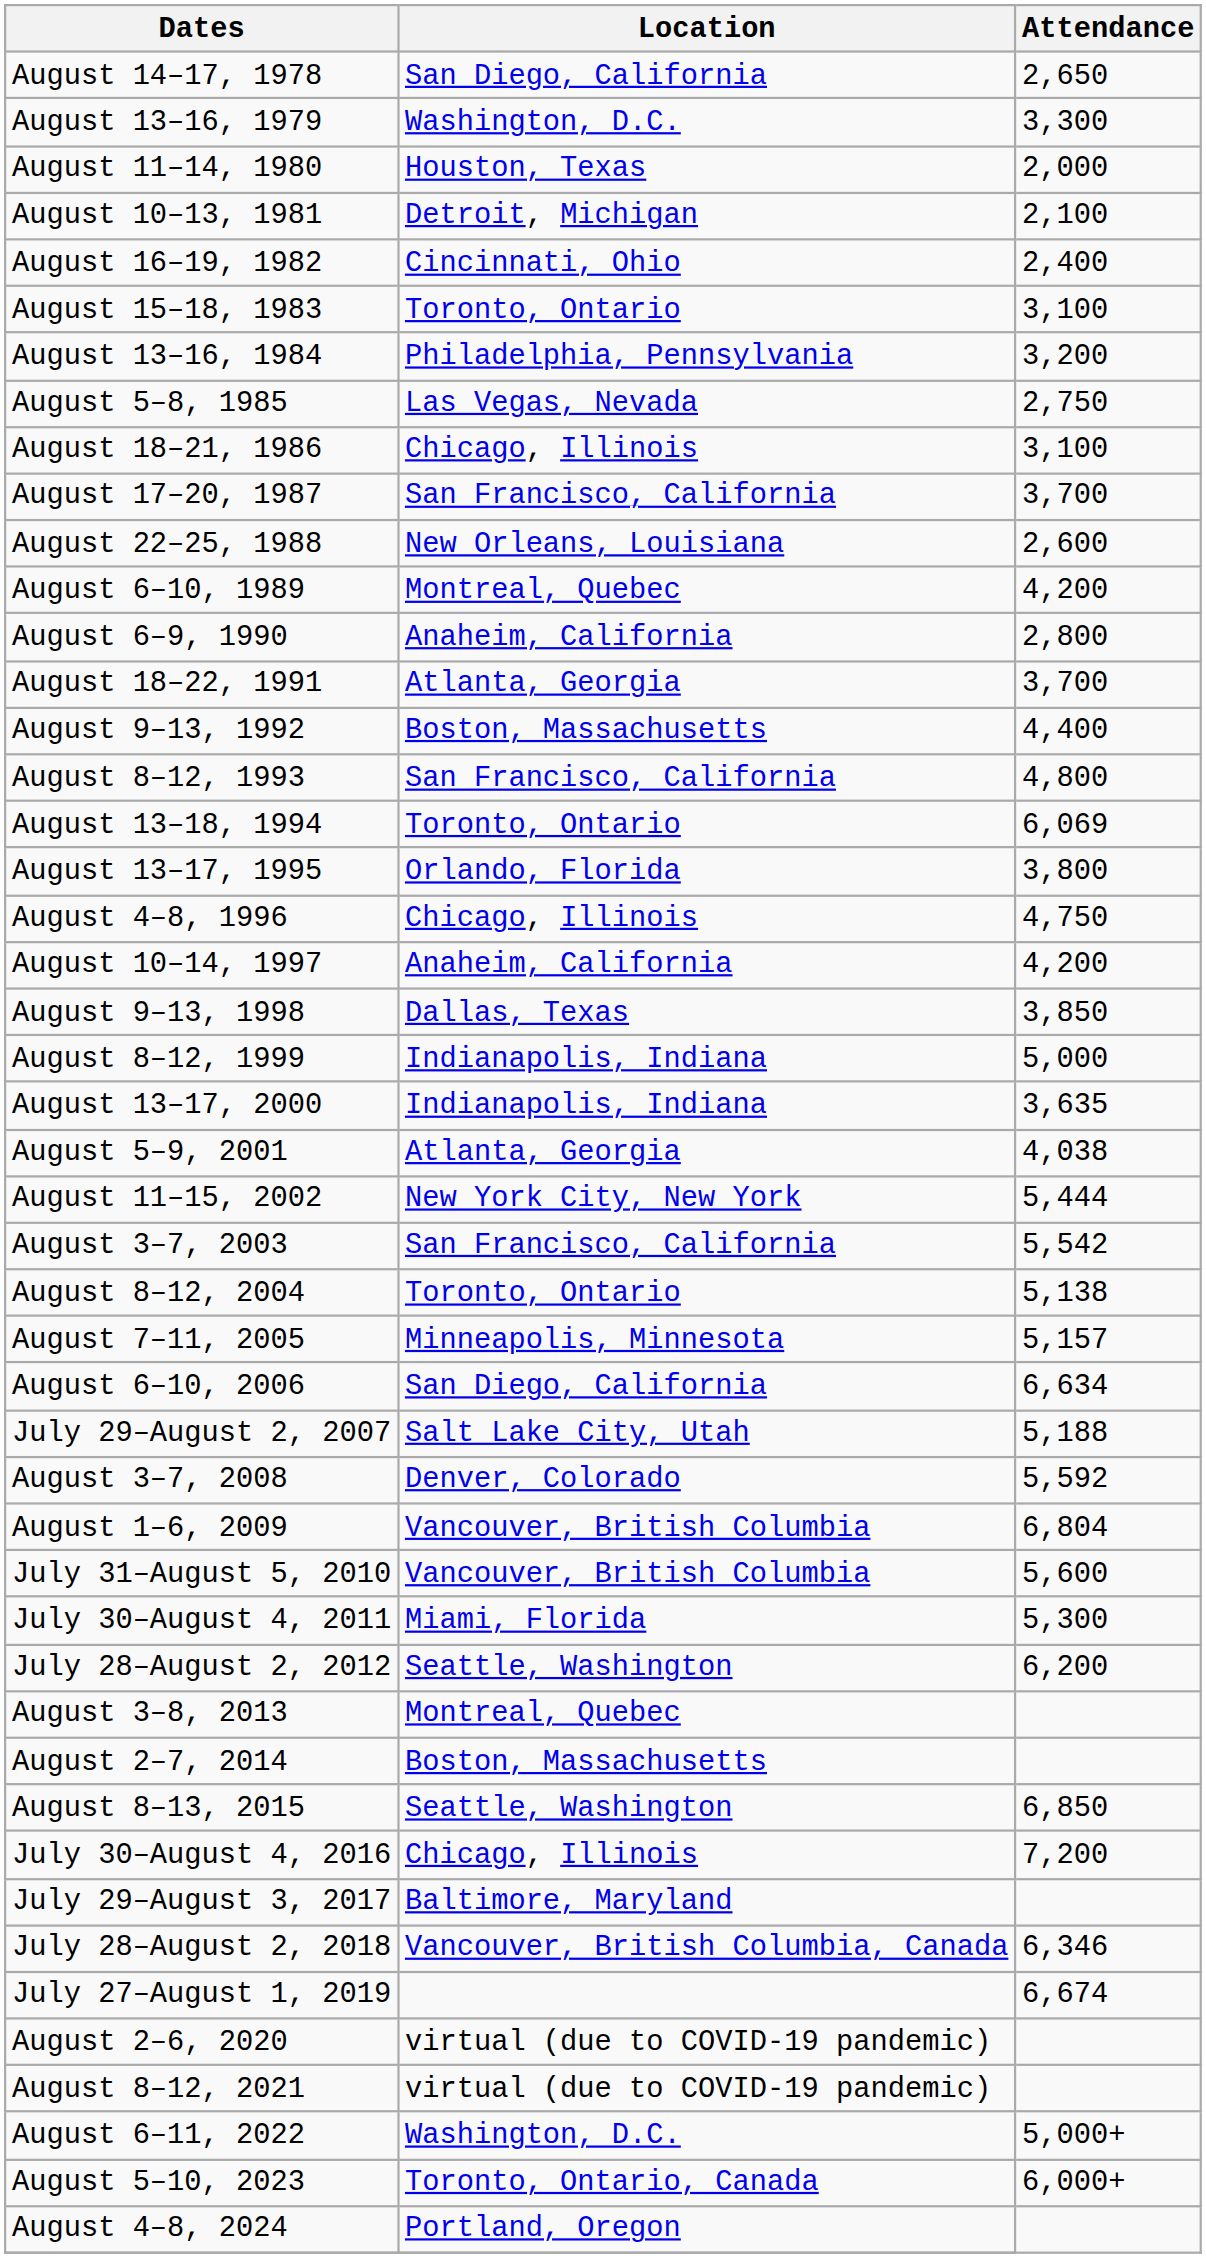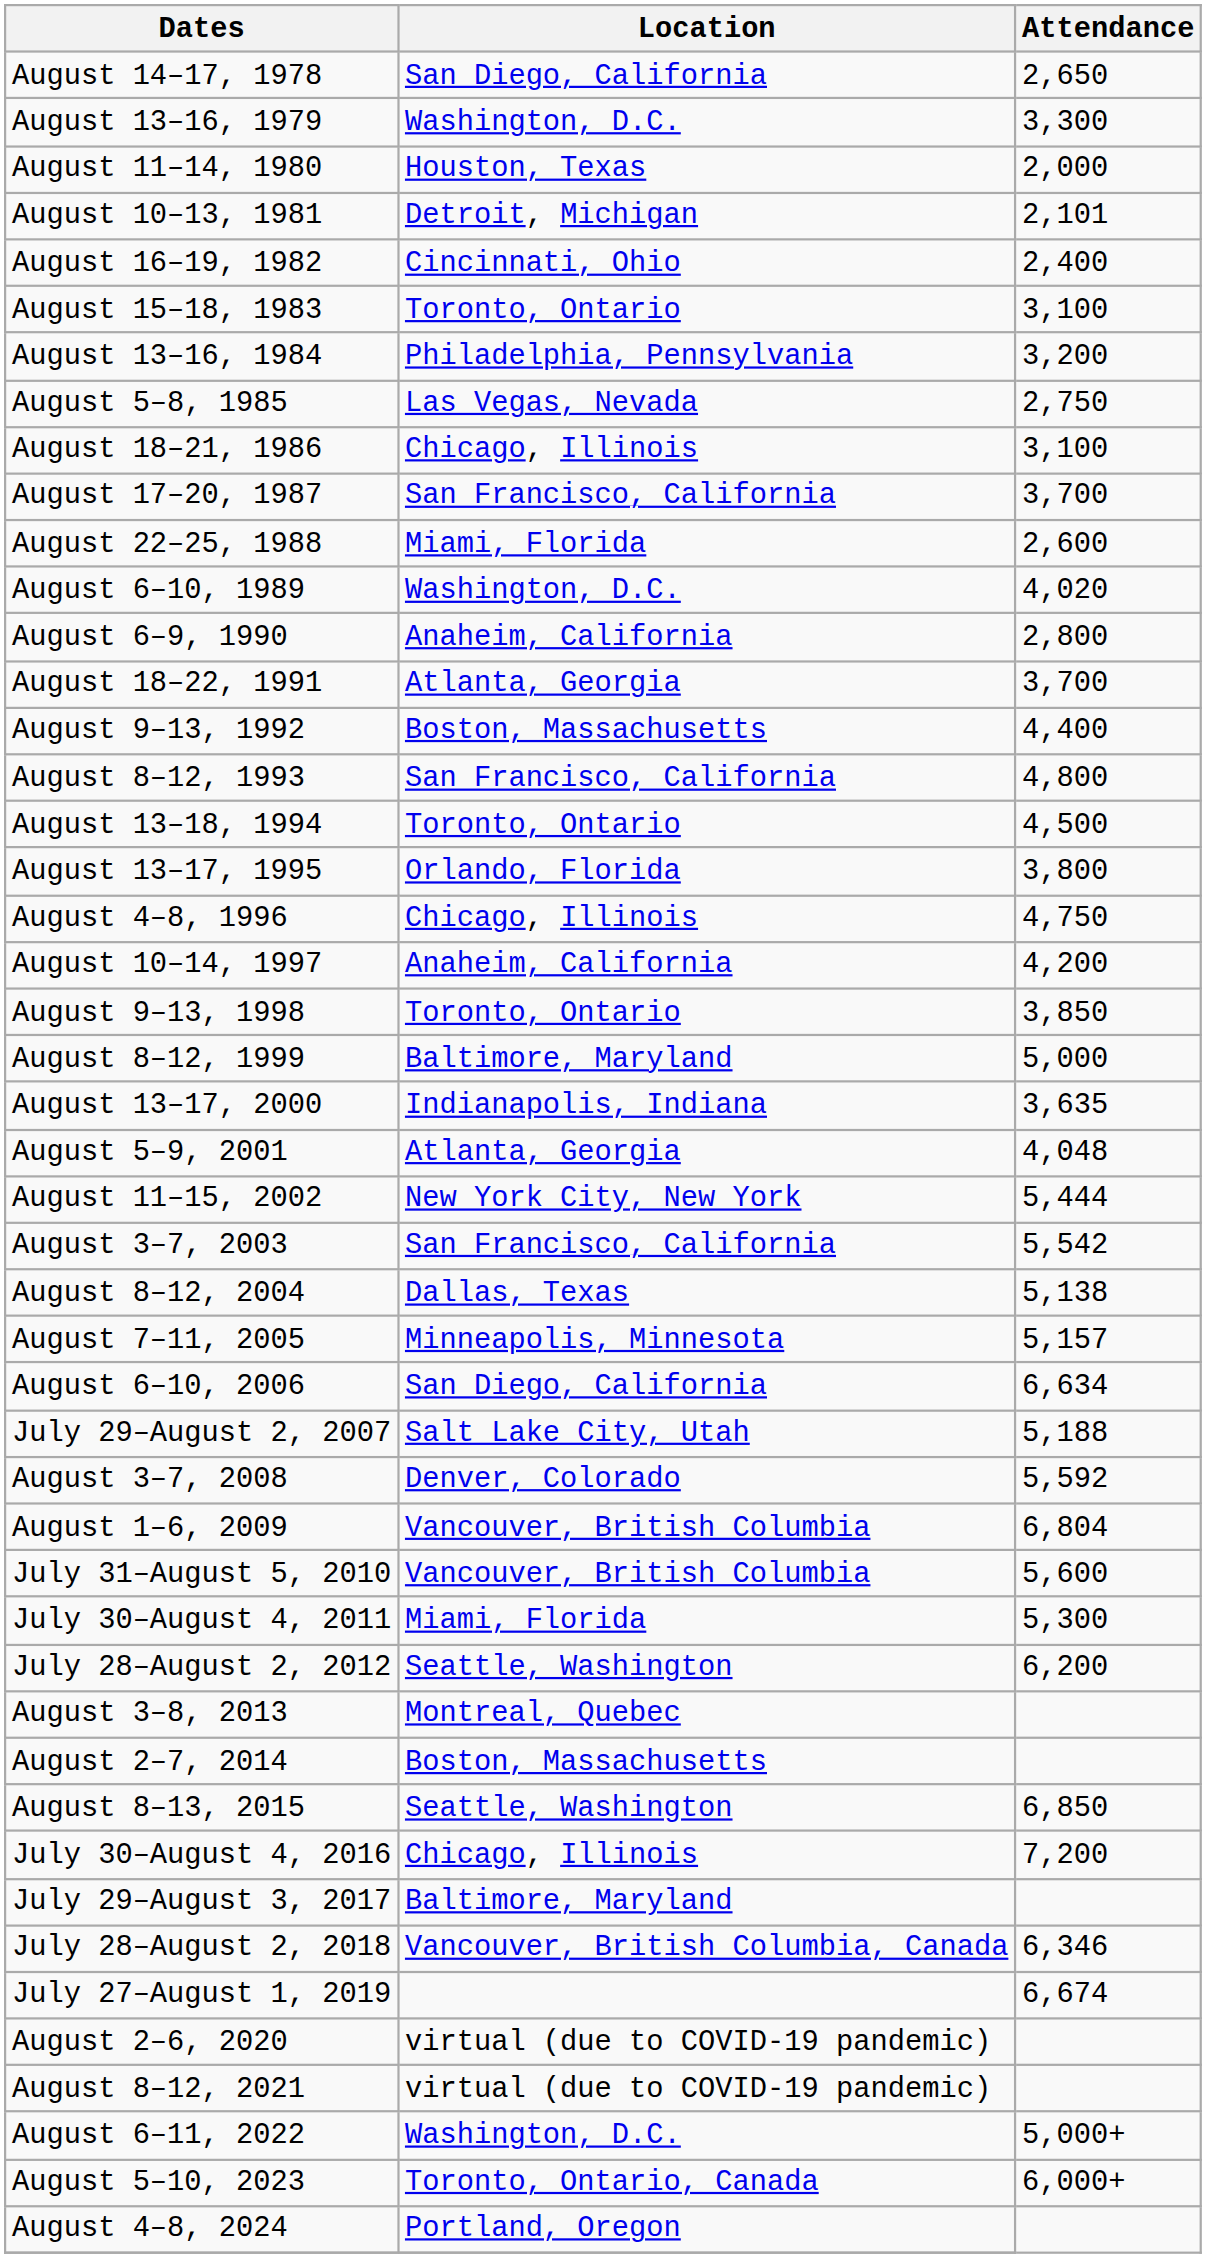(1065, 216) 2,100 -> (1065, 216) 2,101
(595, 544) New Orleans, Louisiana -> (526, 544) Miami, Florida
(543, 590) Montreal, Quebec -> (543, 590) Washington, D.C.
(1065, 590) 4,200 -> (1065, 590) 4,020
(1065, 825) 6,069 -> (1065, 825) 4,500
(517, 1012) Dallas, Texas -> (543, 1012) Toronto, Ontario
(586, 1059) Indianapolis, Indiana -> (569, 1059) Baltimore, Maryland
(1065, 1152) 4,038 -> (1065, 1152) 4,048
(543, 1293) Toronto, Ontario -> (517, 1293) Dallas, Texas
